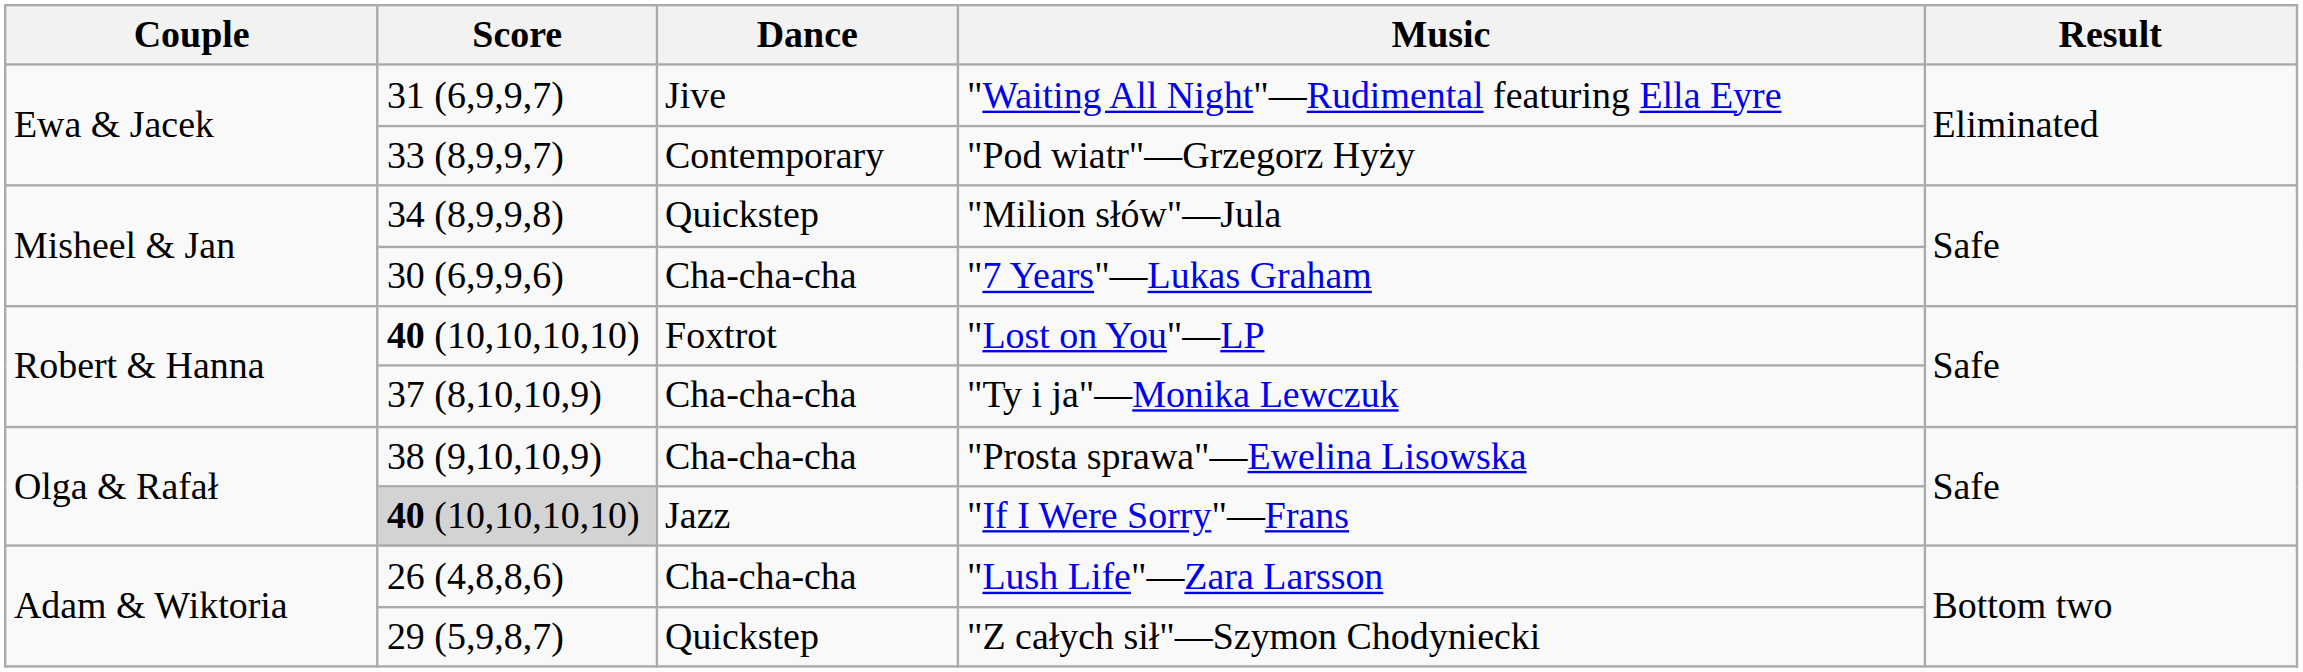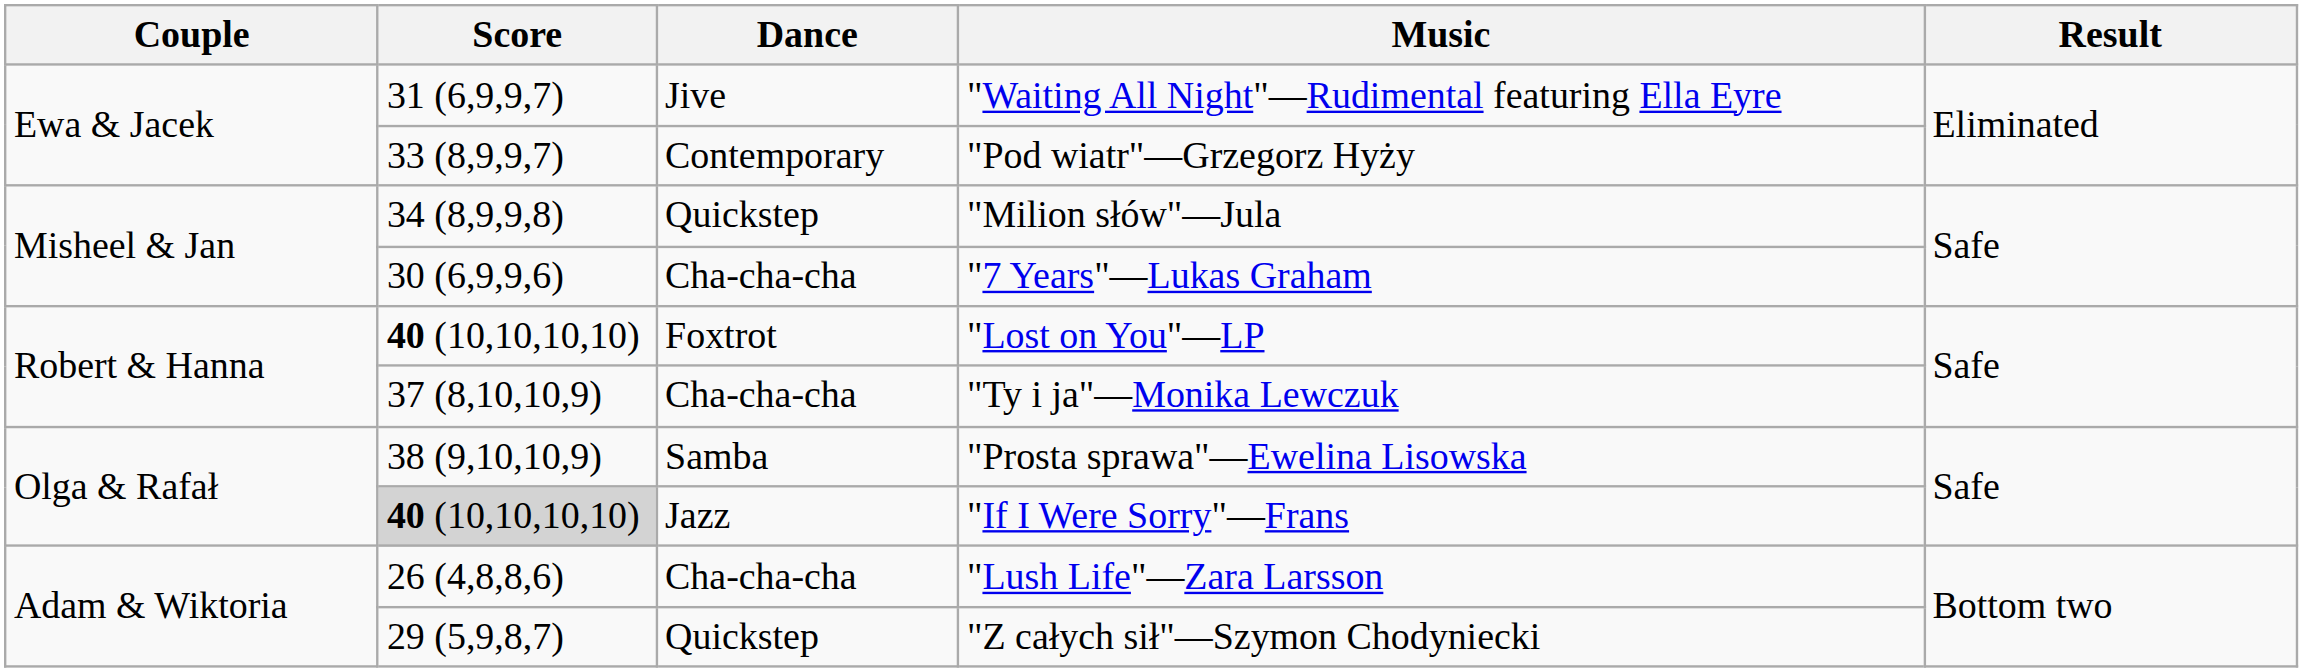(761, 455) Cha-cha-cha -> (717, 455) Samba
